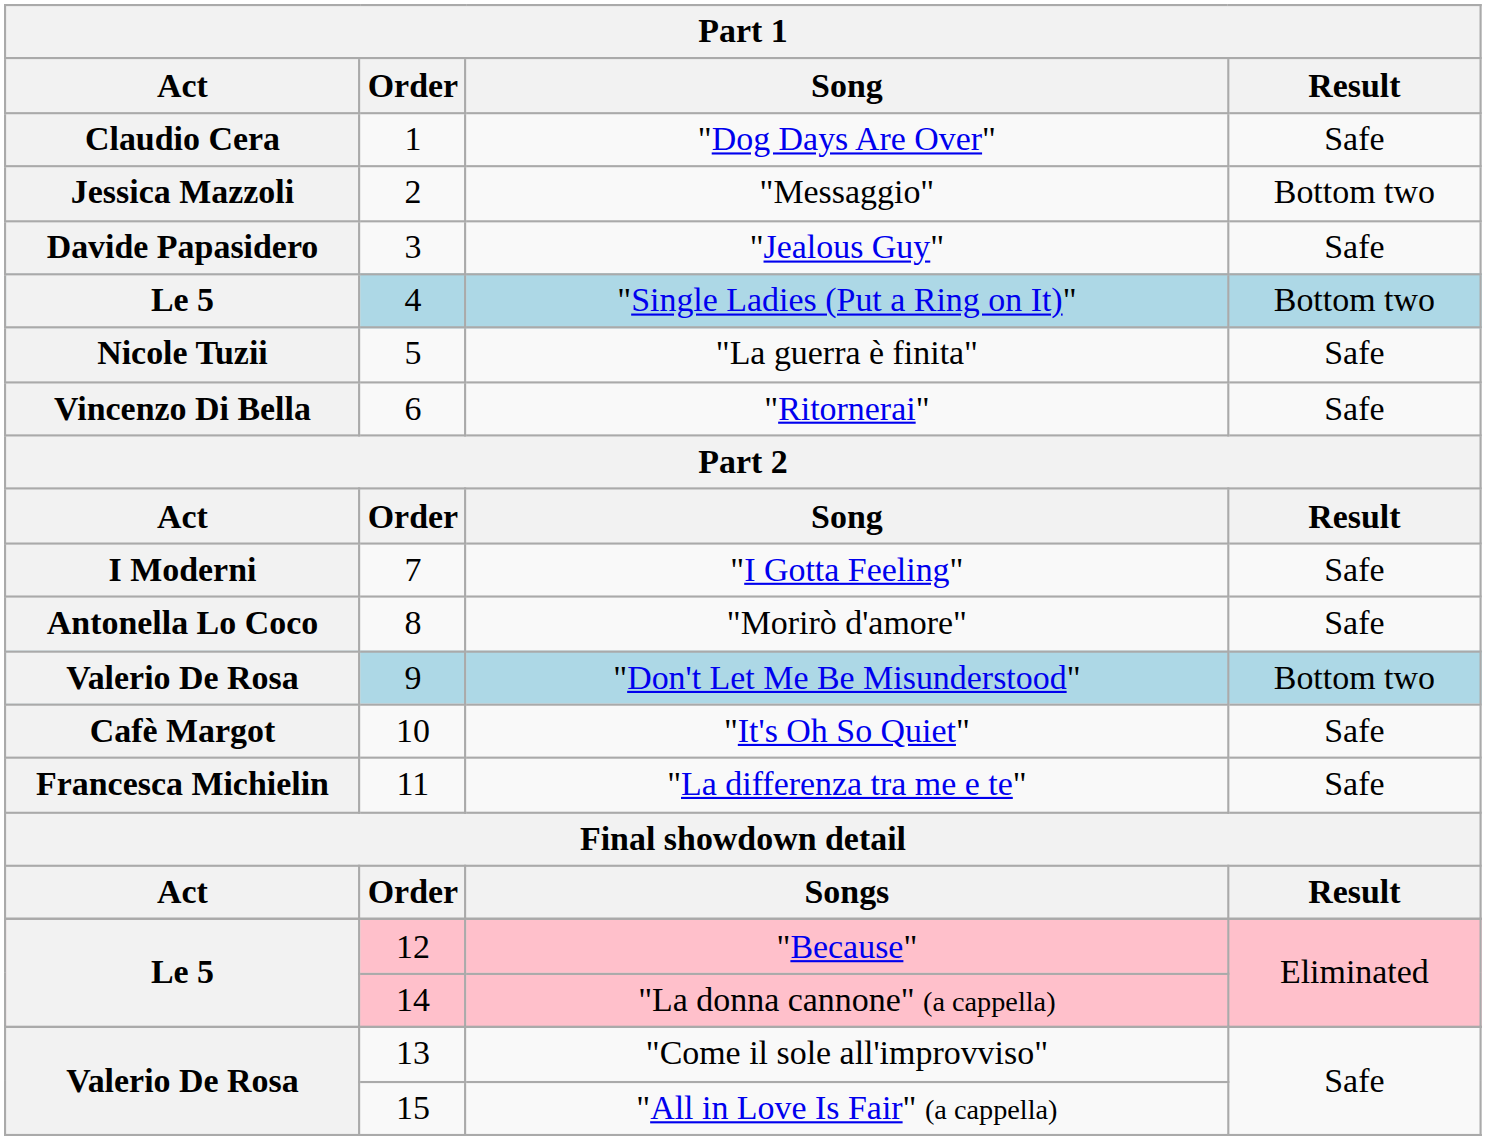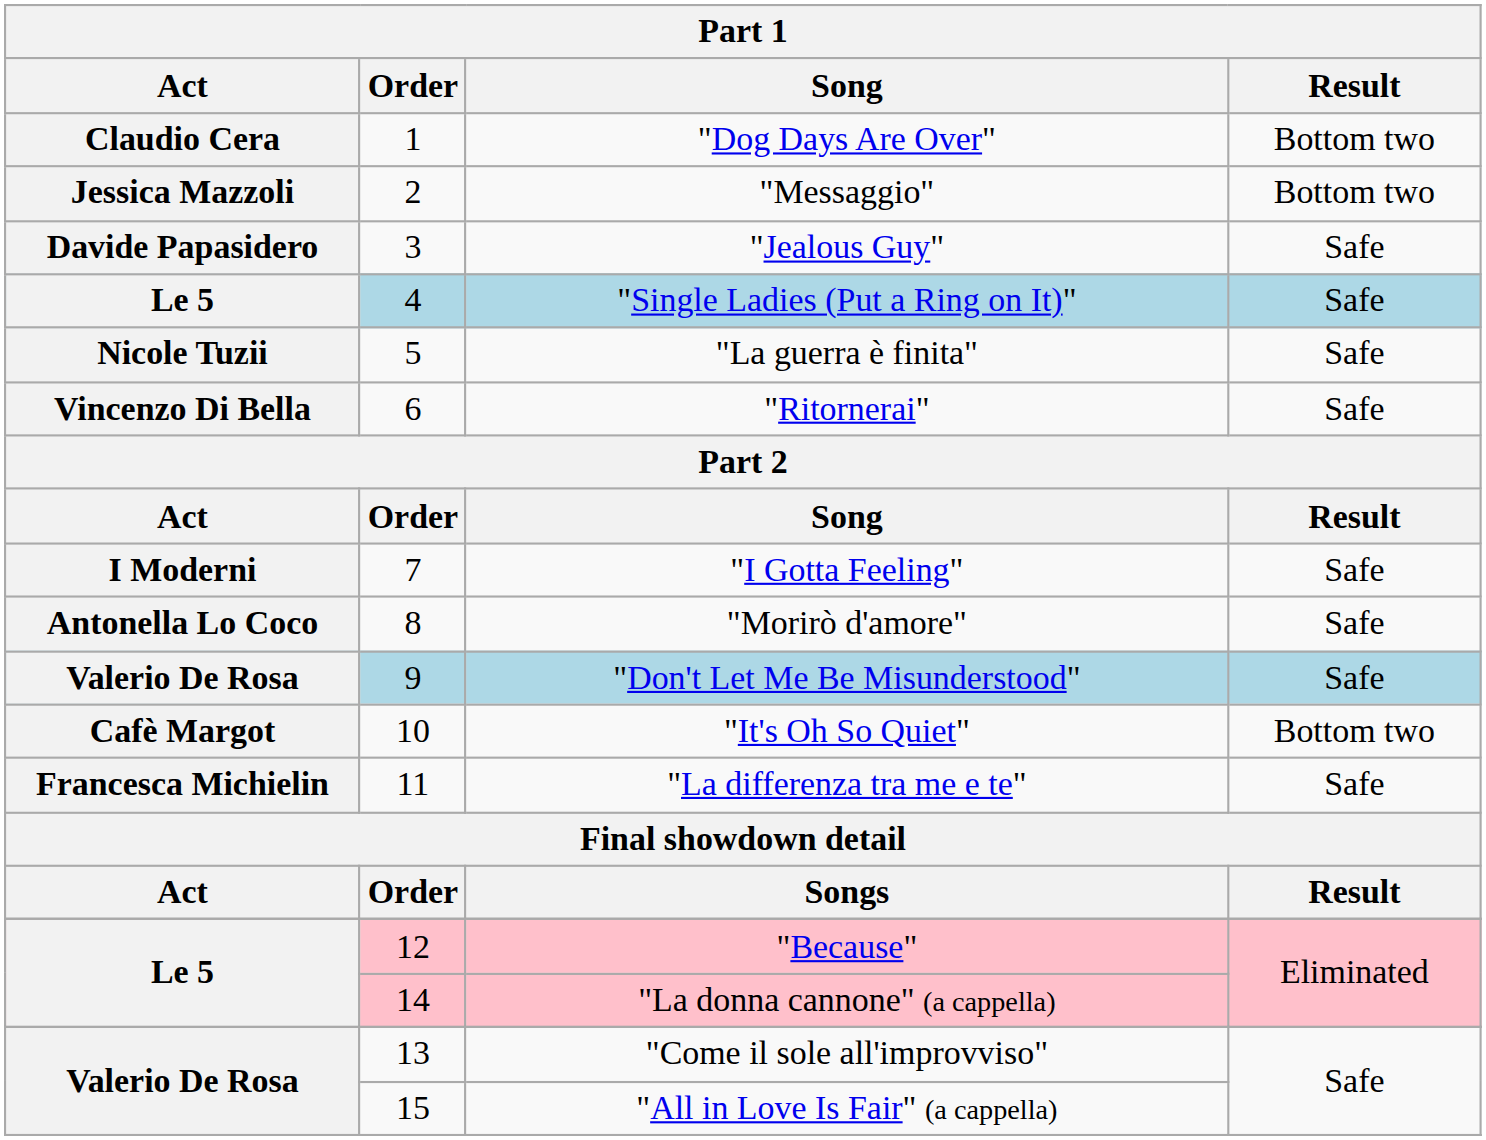(1354, 138) Safe -> (1354, 138) Bottom two
(1354, 300) Bottom two -> (1354, 300) Safe
(1354, 676) Bottom two -> (1354, 676) Safe
(1354, 730) Safe -> (1354, 730) Bottom two
